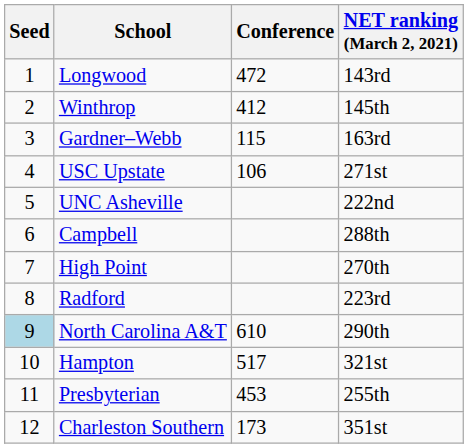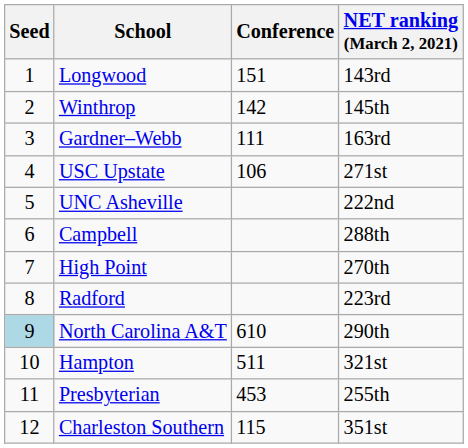(251, 75) 472 -> (251, 75) 151
(251, 107) 412 -> (251, 107) 142
(251, 139) 115 -> (251, 139) 111
(251, 362) 517 -> (251, 362) 511
(251, 426) 173 -> (251, 426) 115
